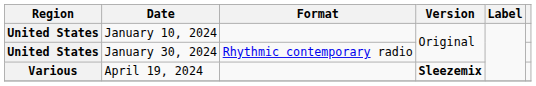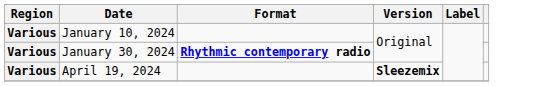(53, 33) United States -> (32, 33) Various
(53, 52) United States -> (32, 52) Various
(318, 52) normal -> (276, 52) bold
